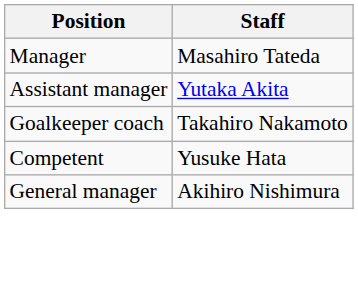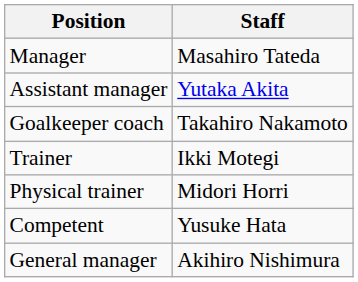+ row: (41, 157)
+ row: (77, 191)
